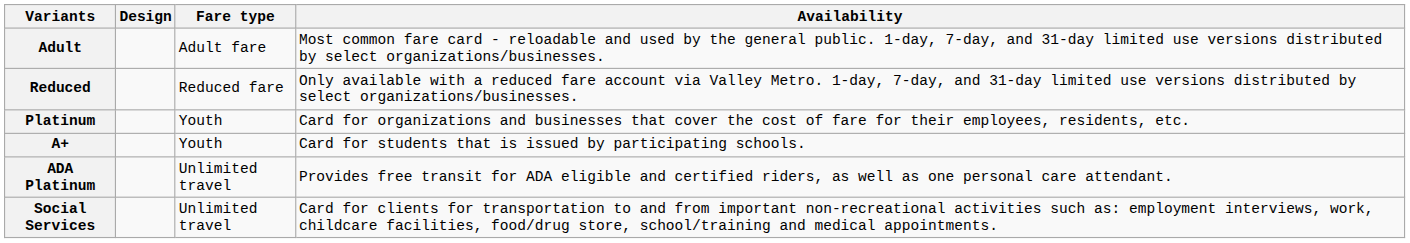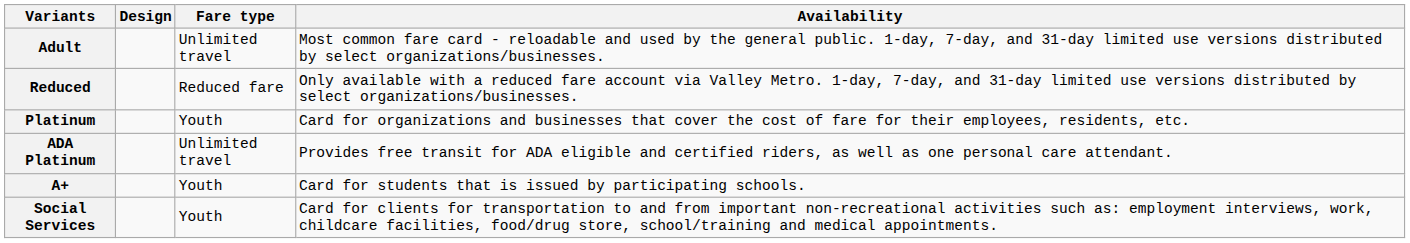(222, 49) Adult fare -> (218, 49) Unlimited travel
rows swapped: (60, 177) <-> (60, 145)
(218, 218) Unlimited travel -> (201, 218) Youth
